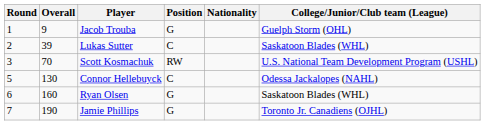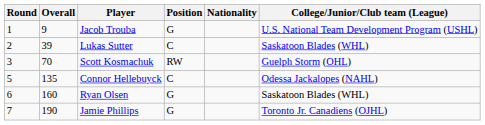(306, 29) Guelph Storm (OHL) -> (370, 29) U.S. National Team Development Program (USHL)
(370, 62) U.S. National Team Development Program (USHL) -> (306, 62) Guelph Storm (OHL)
(49, 78) 130 -> (49, 78) 135
